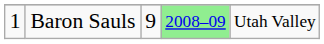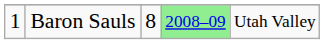(151, 21) 9 -> (151, 21) 8
